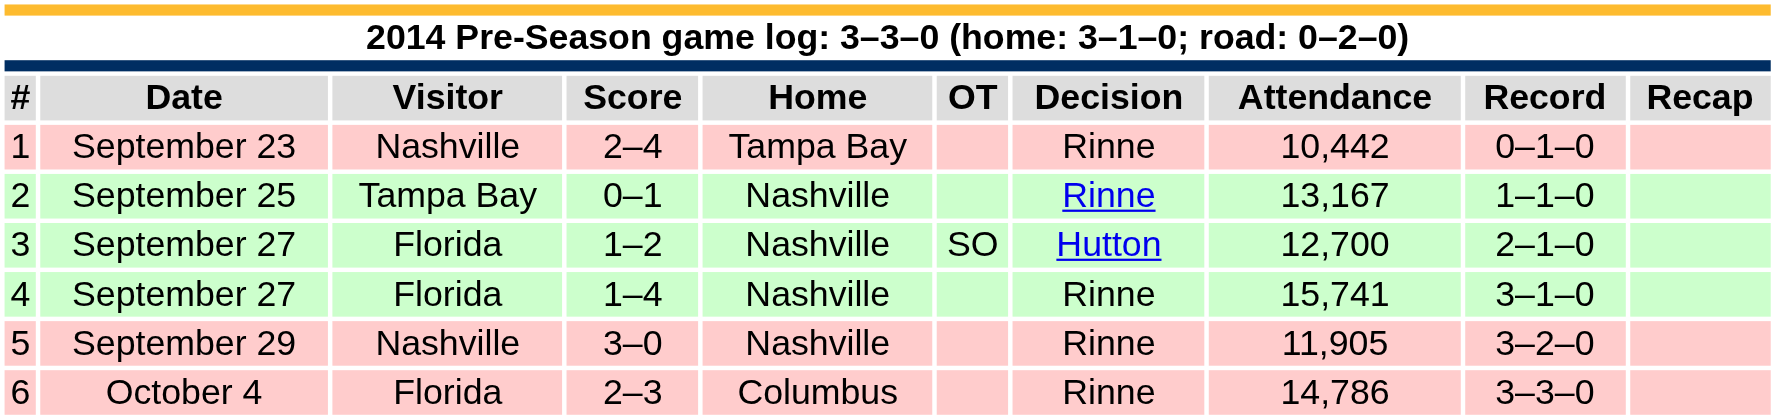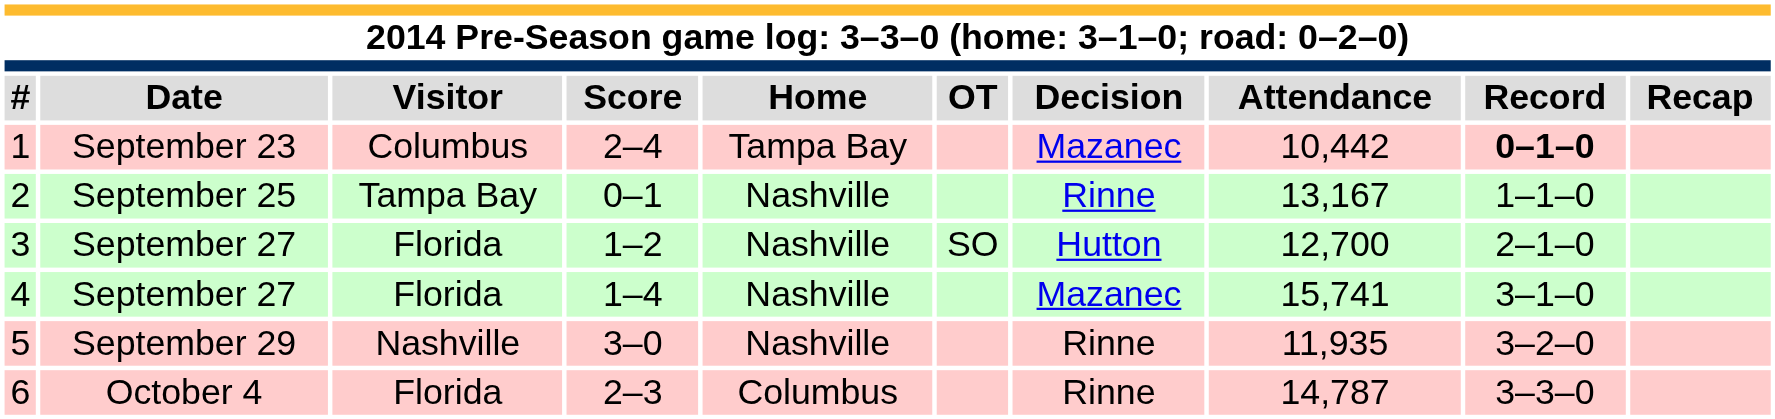(448, 146) Nashville -> (448, 146) Columbus
(1109, 146) Rinne -> (1109, 146) Mazanec
(1545, 146) normal -> (1545, 146) bold
(1109, 293) Rinne -> (1109, 293) Mazanec
(1335, 342) 11,905 -> (1335, 342) 11,935
(1335, 391) 14,786 -> (1335, 391) 14,787
